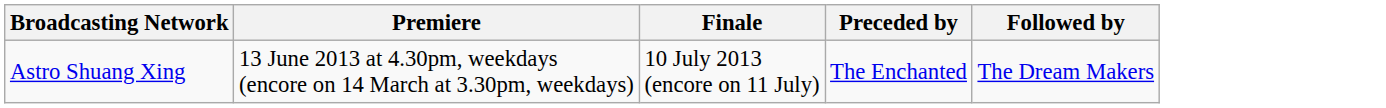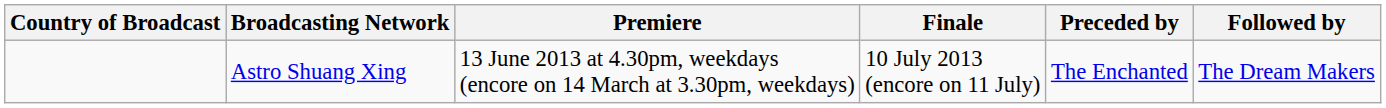+ column: (115, 22)
